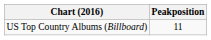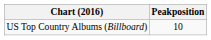(178, 27) 11 -> (178, 27) 10
